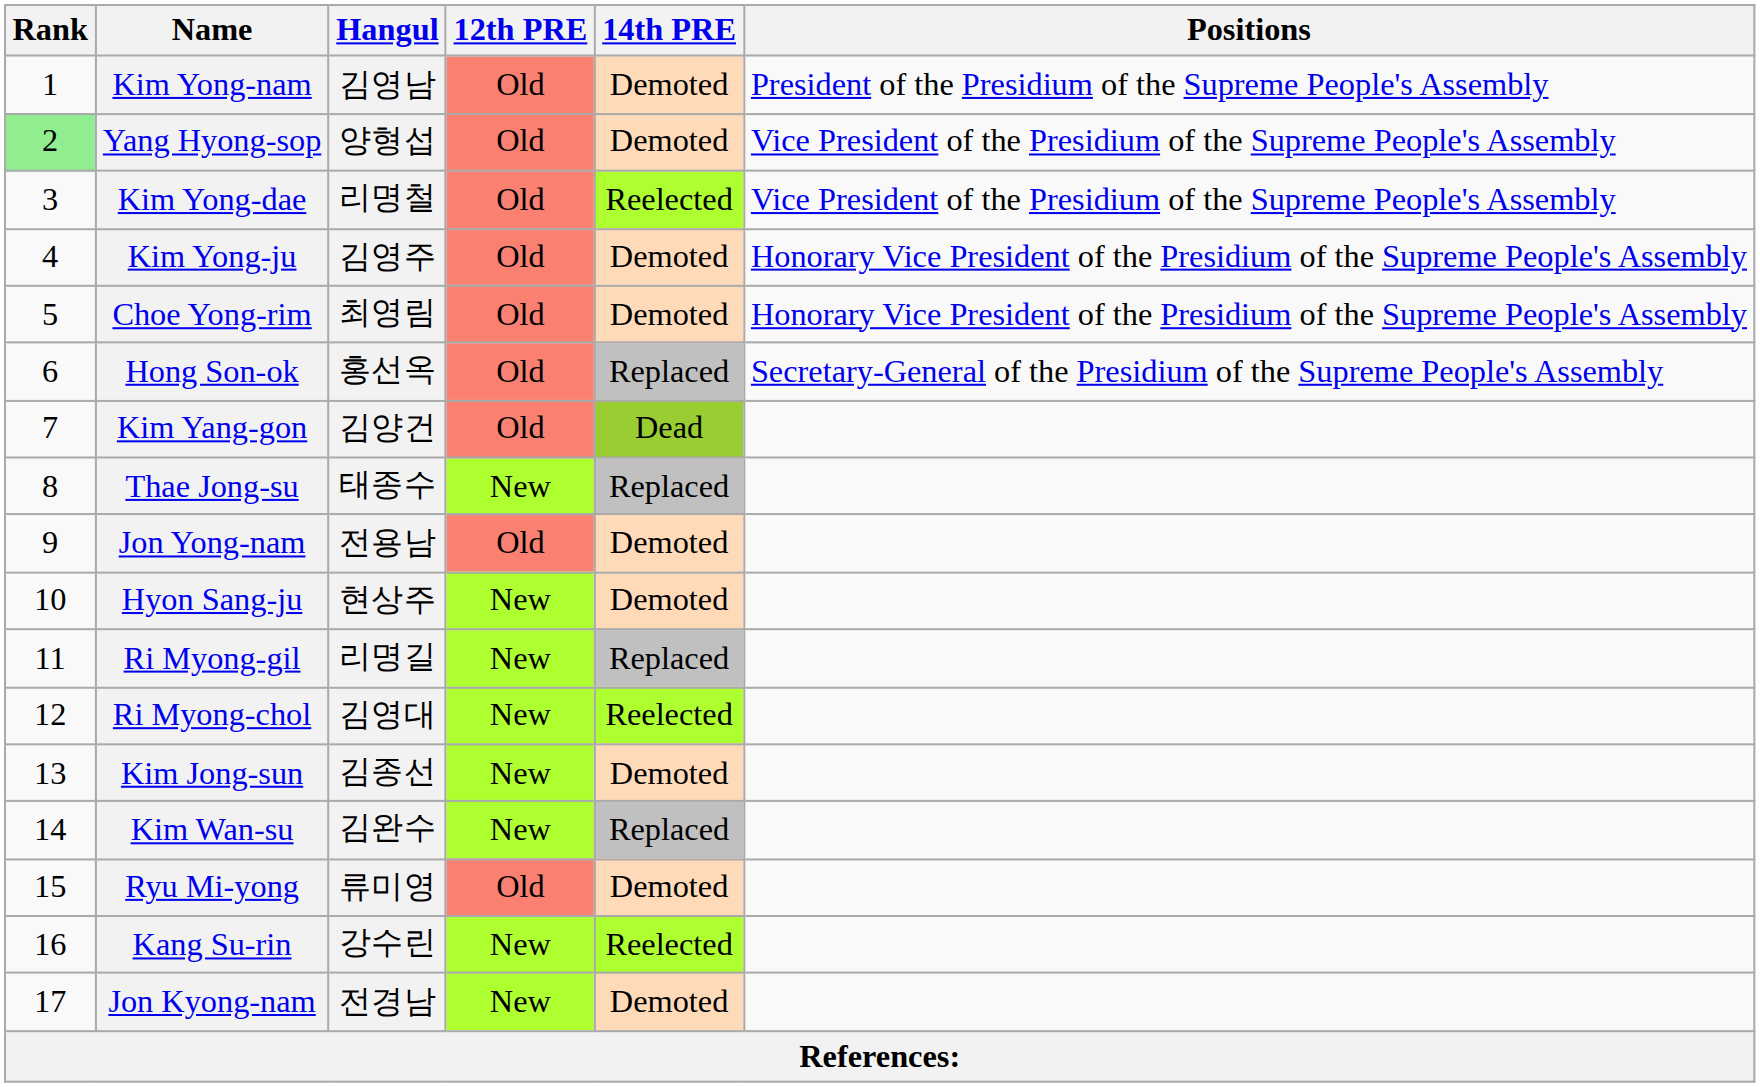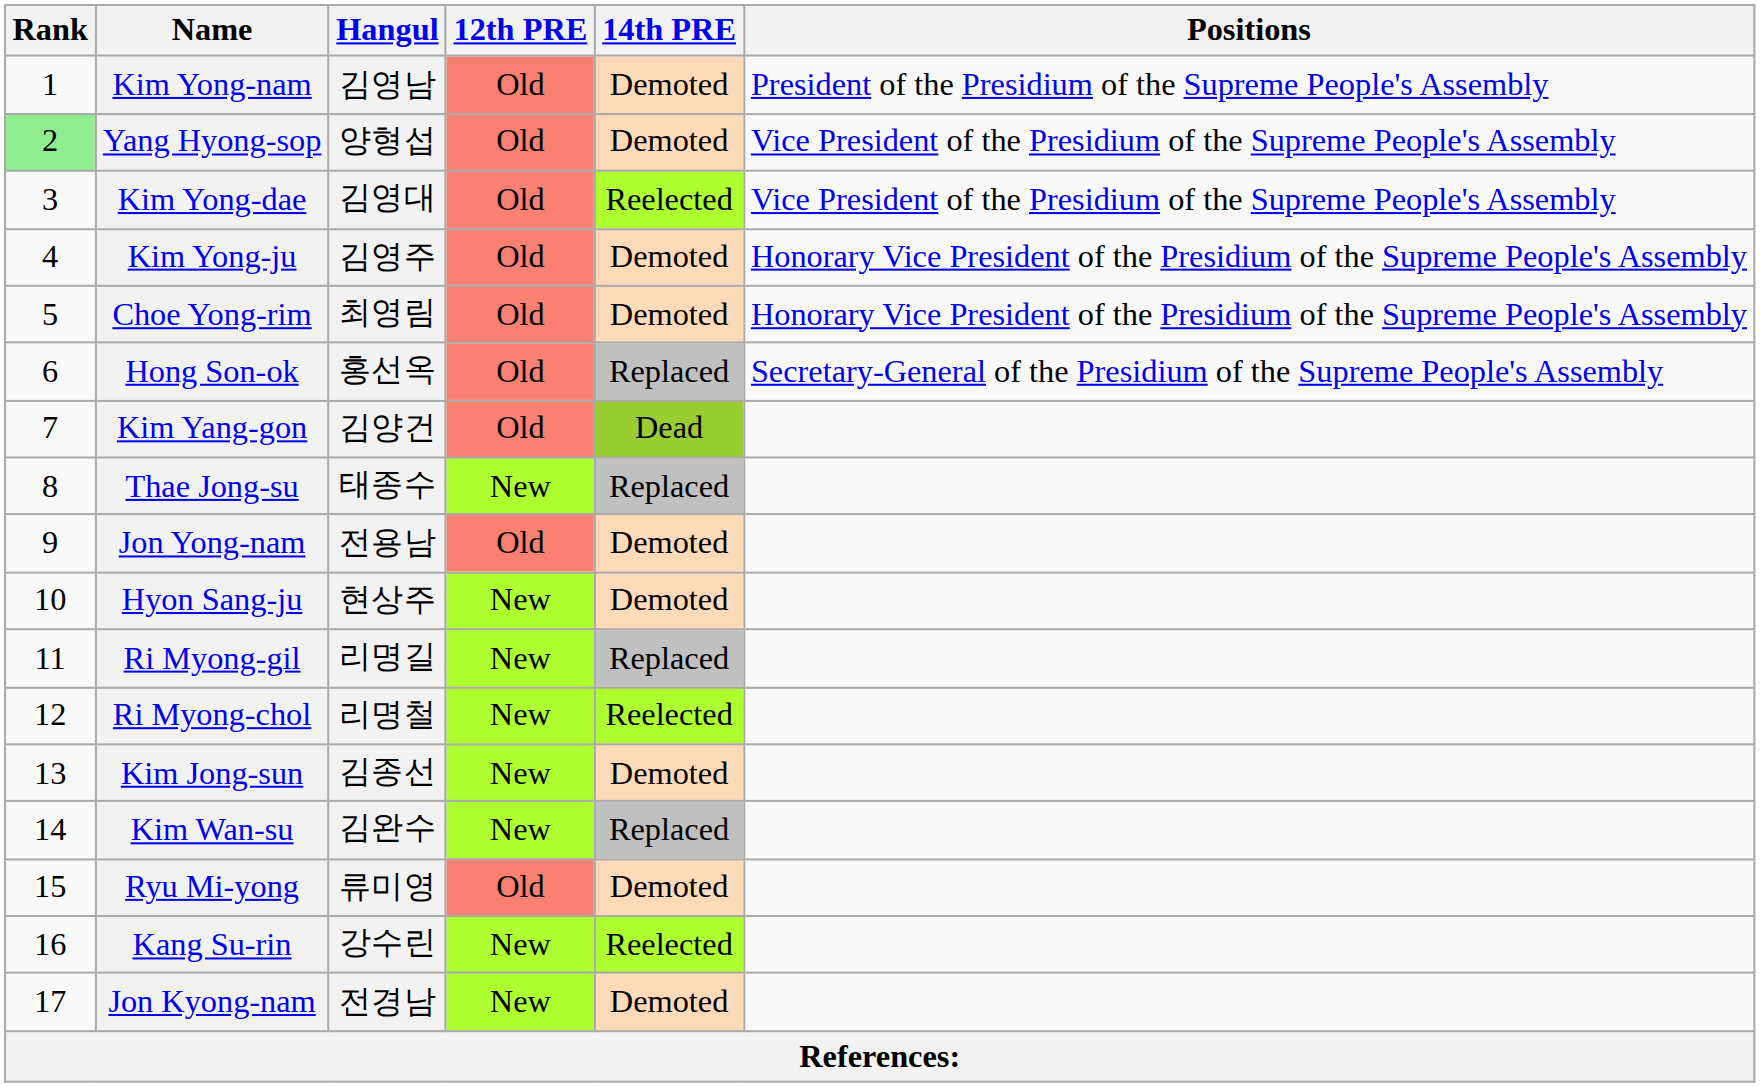(387, 198) 리명철 -> (387, 198) 김영대
(387, 713) 김영대 -> (387, 713) 리명철
